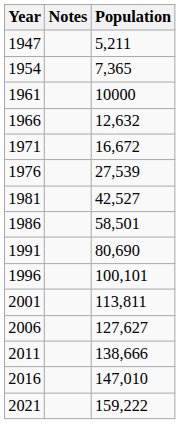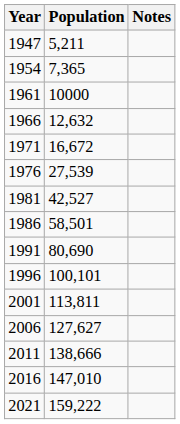columns swapped: (133, 17) <-> (68, 17)
